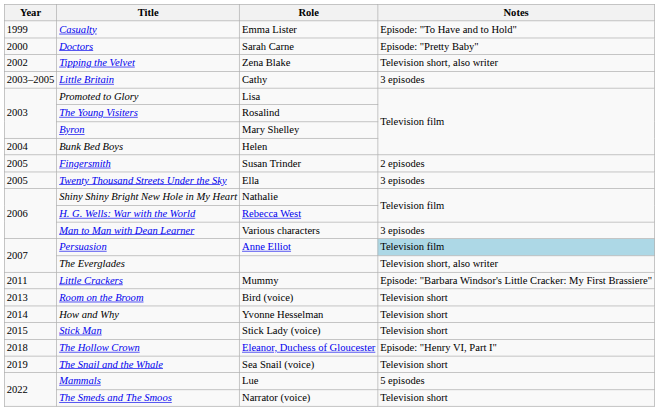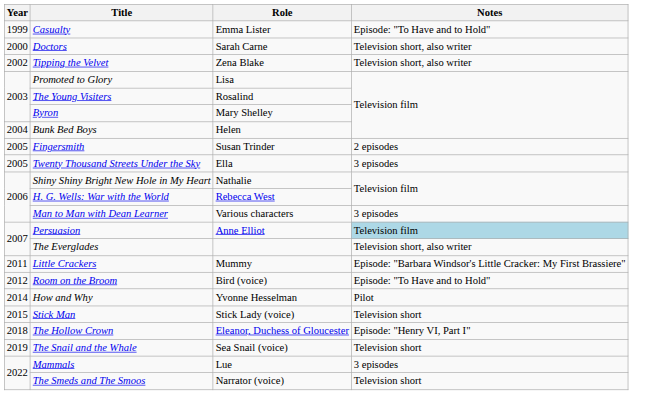(429, 46) Episode: "Pretty Baby" -> (413, 46) Television short, also writer
- row: (87, 79)
(17, 297) 2013 -> (17, 280) 2012
(414, 297) Television short -> (422, 280) Episode: "To Have and to Hold"
(414, 314) Television short -> (364, 297) Pilot
(402, 381) 5 episodes -> (376, 364) 3 episodes
